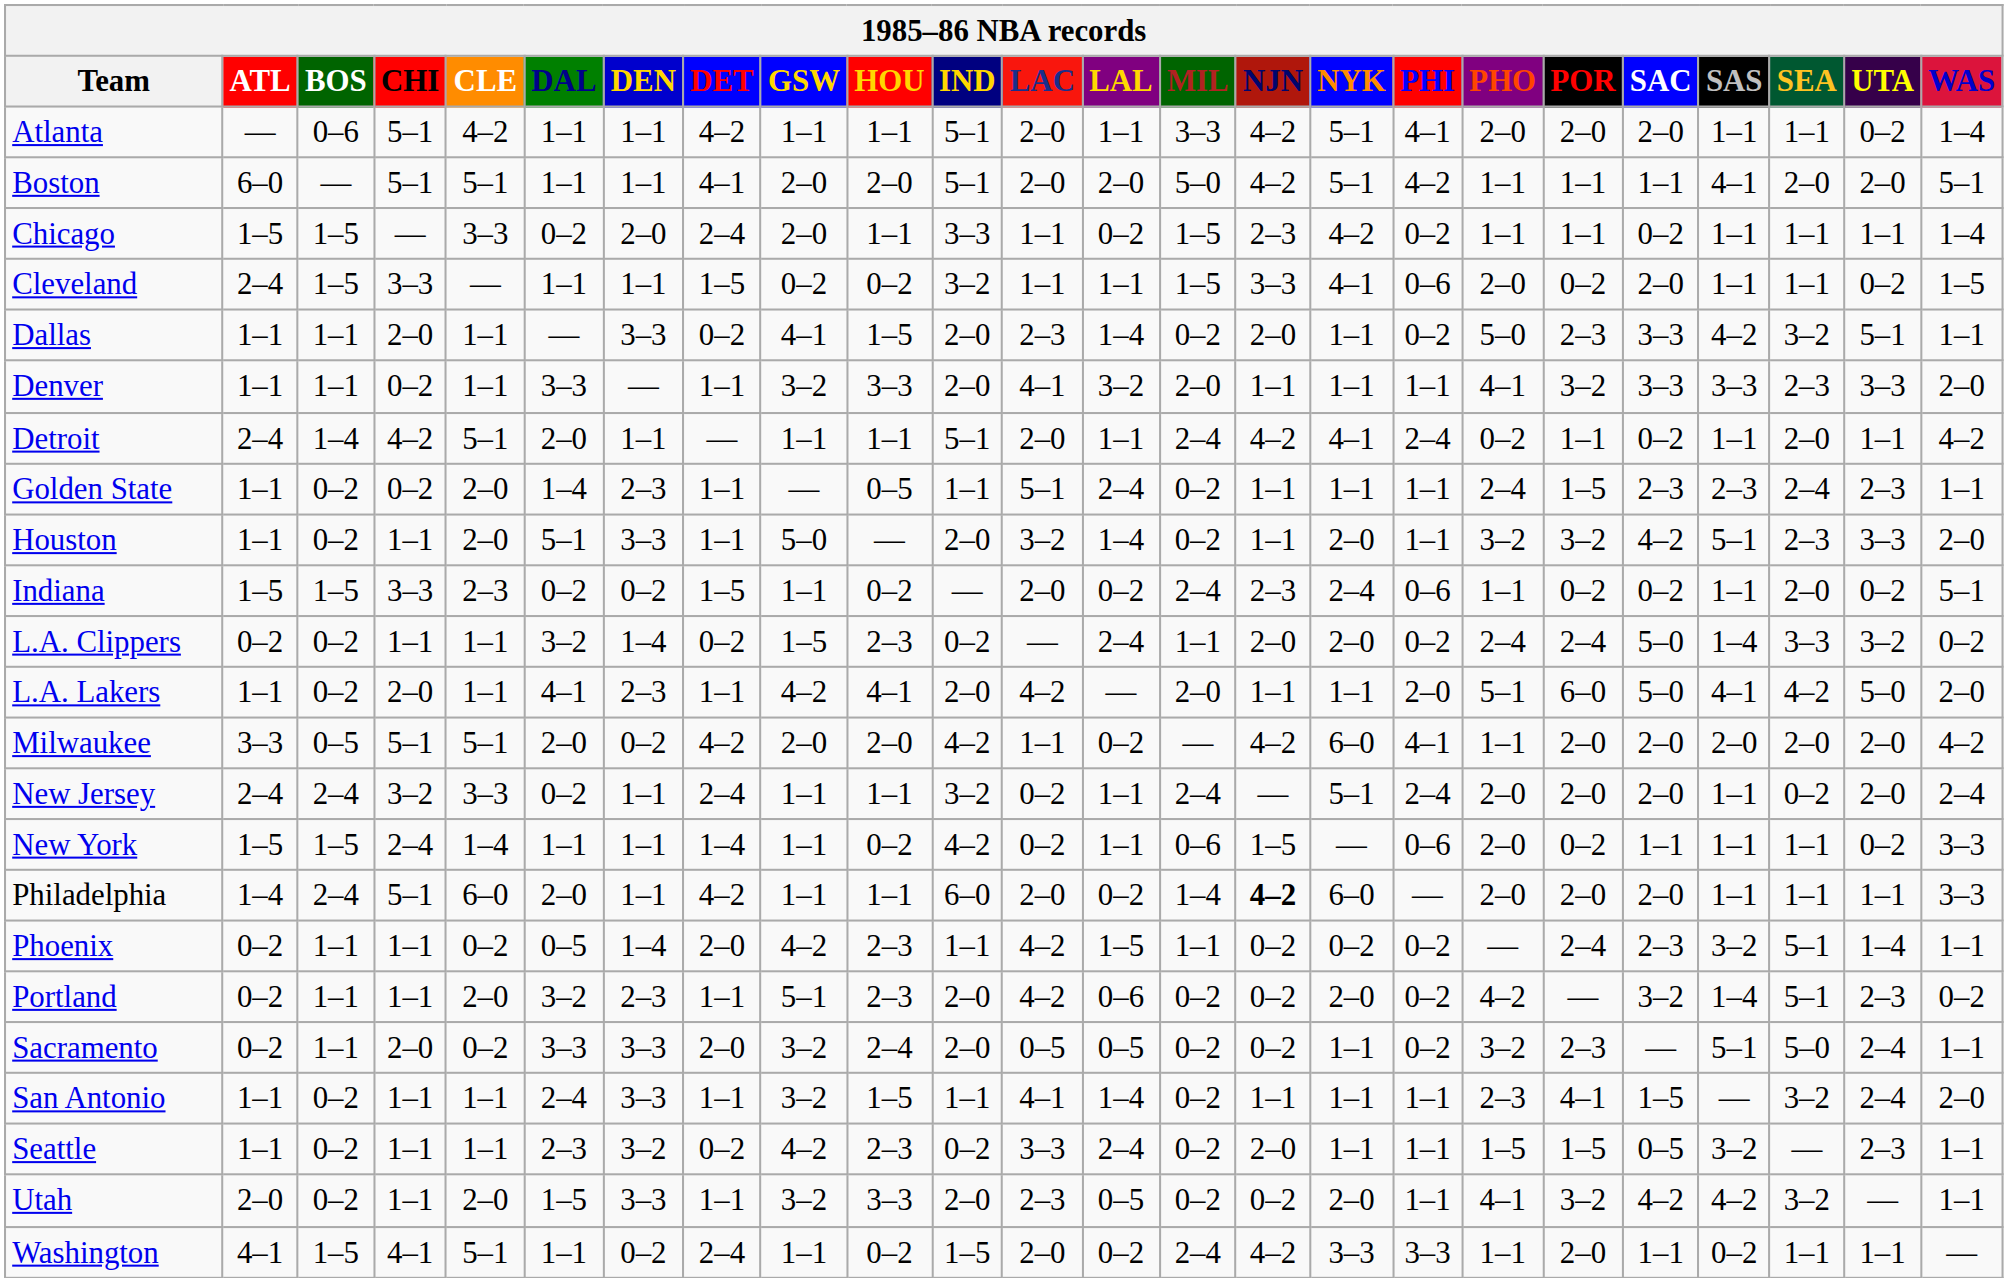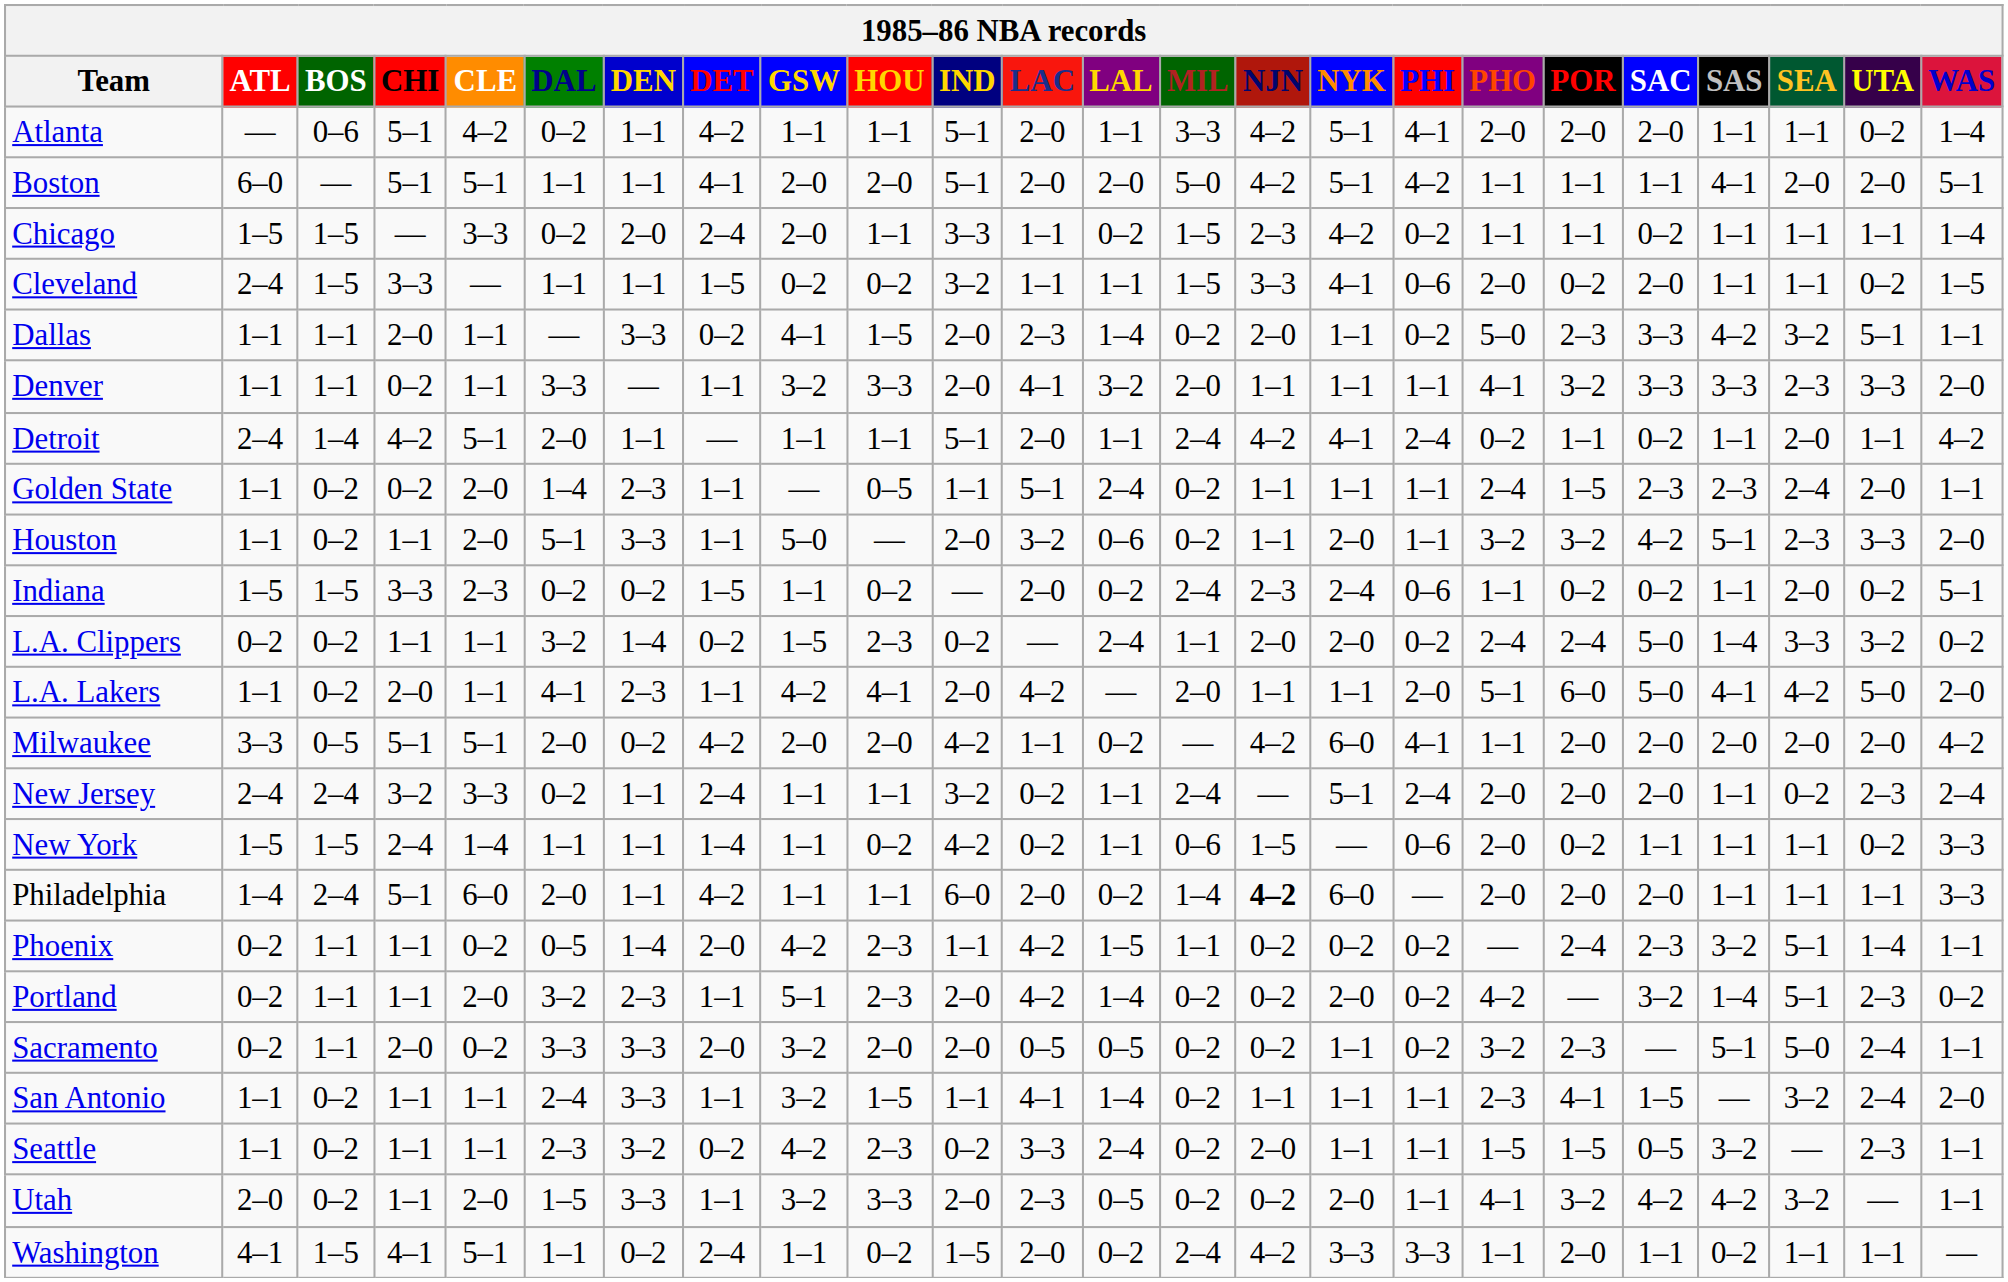(564, 131) 1–1 -> (564, 131) 0–2
(1883, 488) 2–3 -> (1883, 488) 2–0
(1121, 538) 1–4 -> (1121, 538) 0–6
(1883, 793) 2–0 -> (1883, 793) 2–3
(1121, 996) 0–6 -> (1121, 996) 1–4
(889, 1047) 2–4 -> (889, 1047) 2–0
